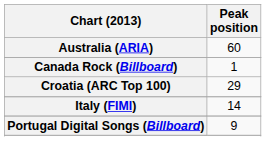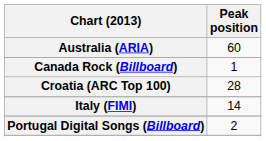(234, 86) 29 -> (234, 86) 28
(234, 125) 9 -> (234, 125) 2
